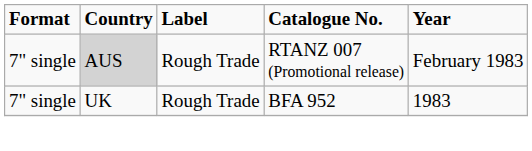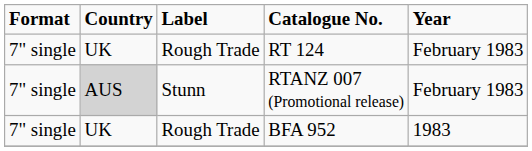+ row: (296, 49)
(211, 60) Rough Trade -> (184, 89) Stunn
